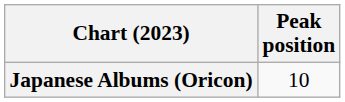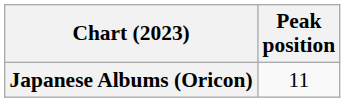(299, 79) 10 -> (299, 79) 11
